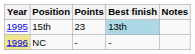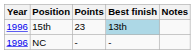(17, 27) 1995 -> (17, 27) 1996
(17, 42) khaki background -> (17, 42) no background
